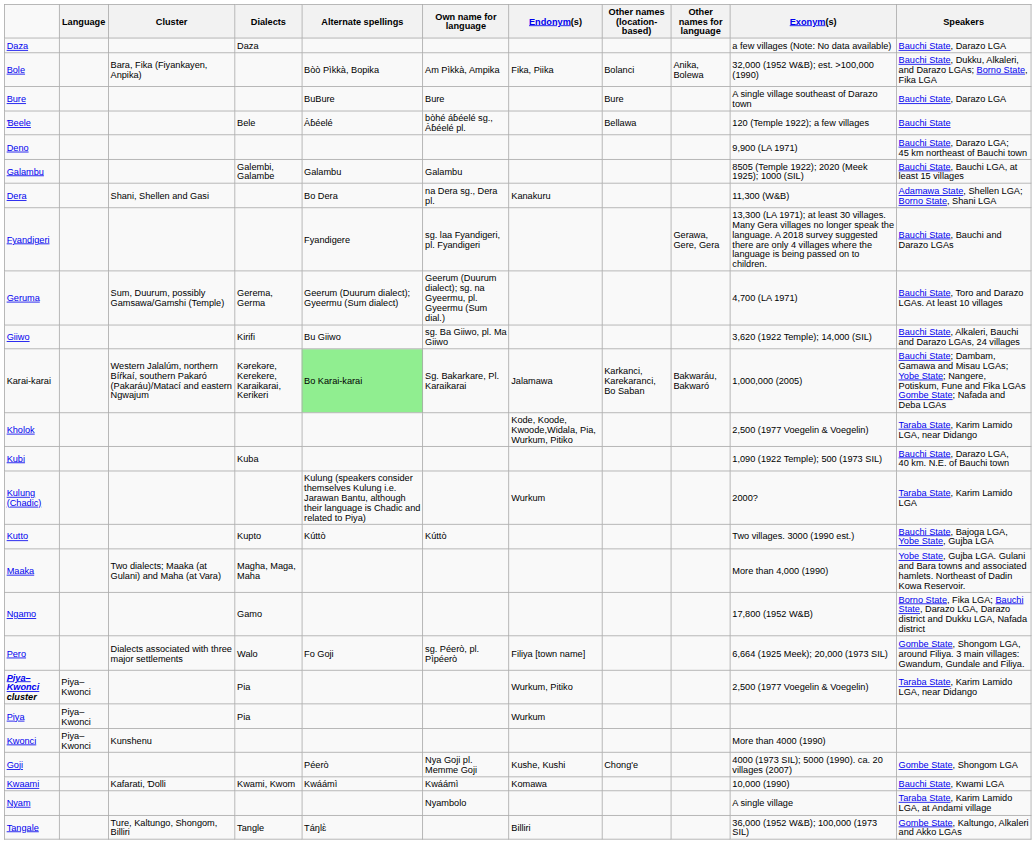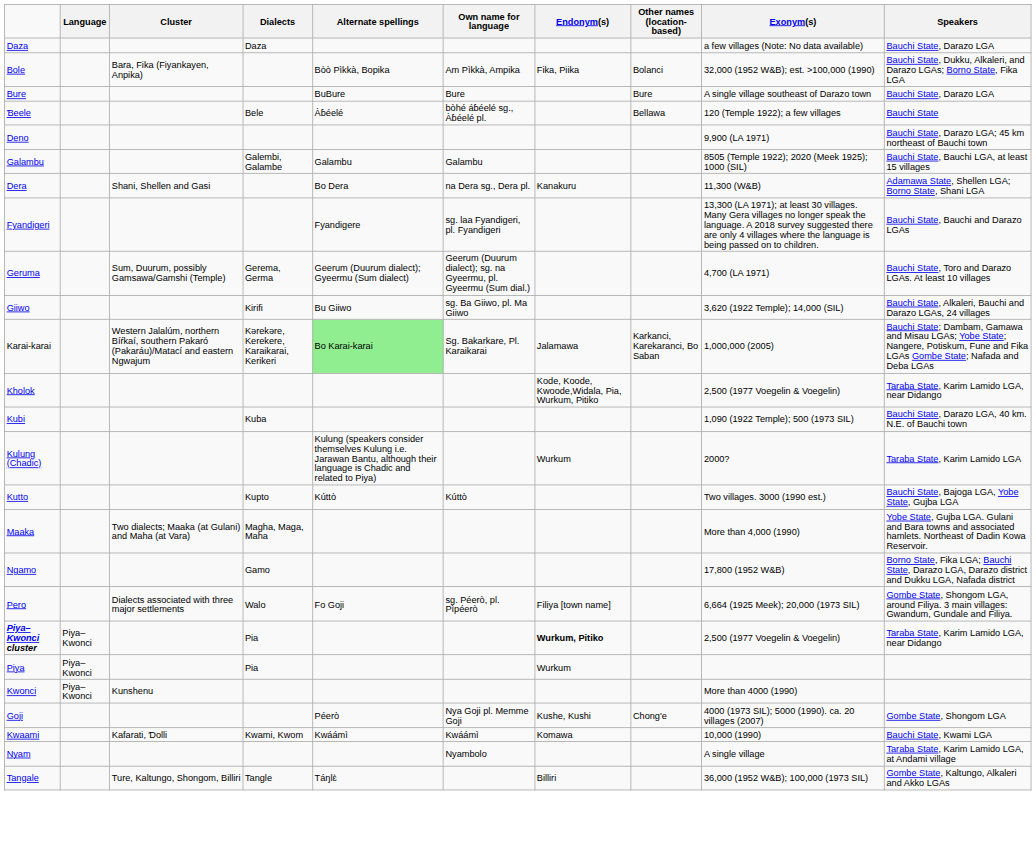- column: (701, 22)
(542, 687) normal -> (570, 638) bold
